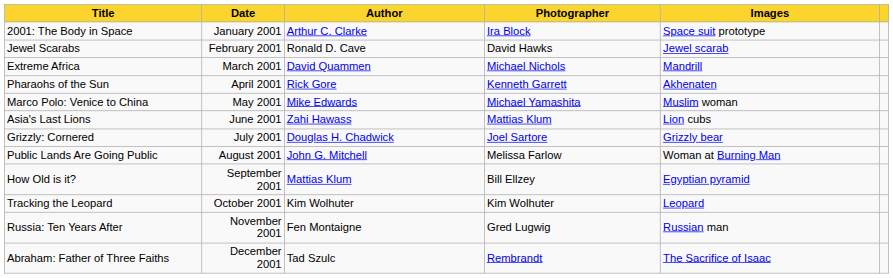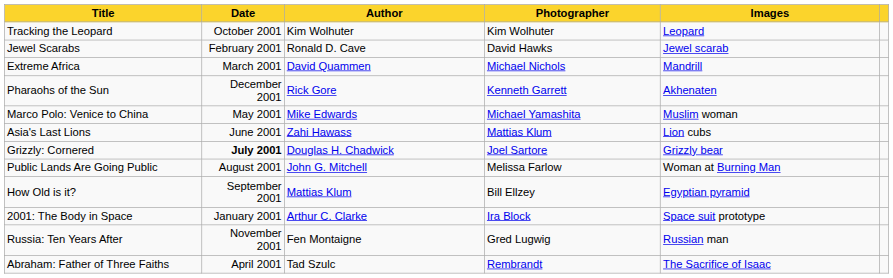rows swapped: (70, 31) <-> (60, 203)
(256, 84) April 2001 -> (256, 90) December 2001
(258, 137) normal -> (256, 150) bold
(256, 258) December 2001 -> (256, 264) April 2001
